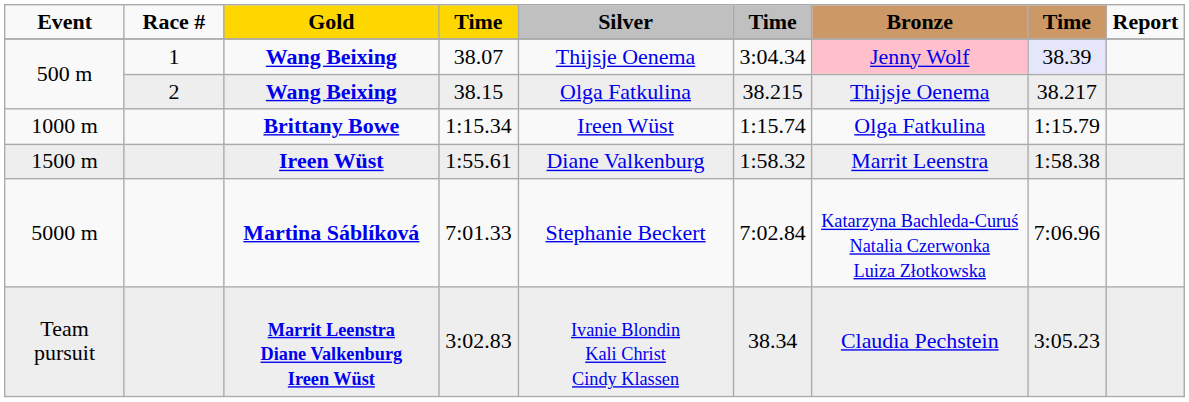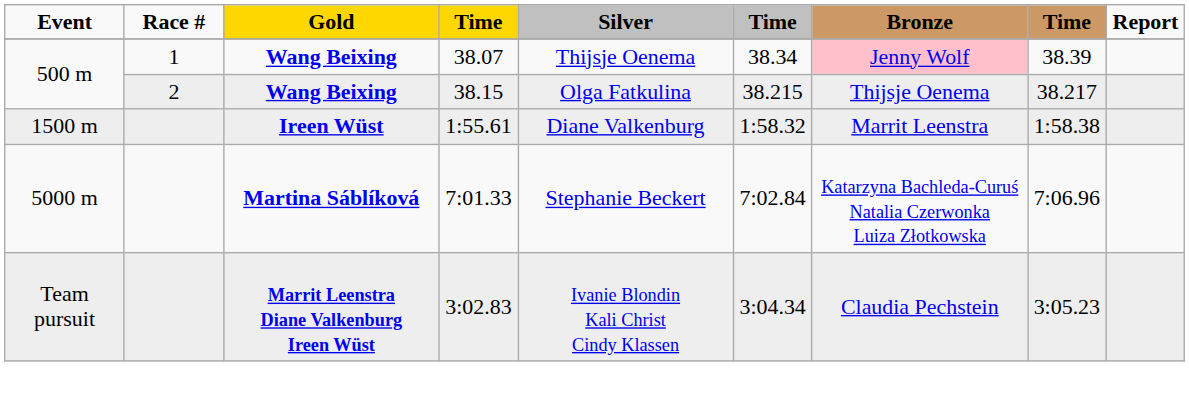(773, 56) 3:04.34 -> (773, 56) 38.34
(1067, 56) lavender background -> (1067, 56) no background
- row: (478, 126)
(773, 341) 38.34 -> (773, 306) 3:04.34
